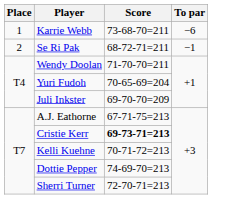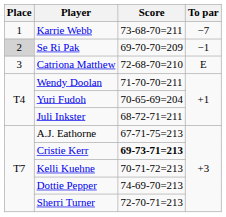(190, 30) −6 -> (203, 30) −7
(19, 47) no background -> (19, 47) lightgrey background
(138, 47) 68-72-71=211 -> (152, 47) 69-70-70=209
+ row: (76, 64)
(138, 99) 69-70-70=209 -> (151, 116) 68-72-71=211
